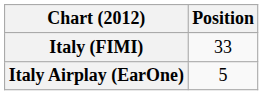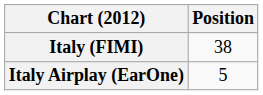(223, 47) 33 -> (223, 47) 38
